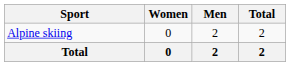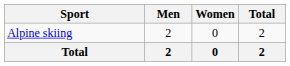columns swapped: (215, 14) <-> (168, 14)
